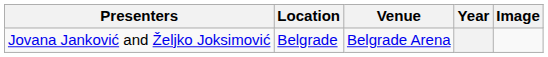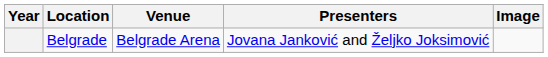columns swapped: (473, 16) <-> (139, 16)
